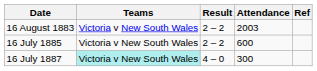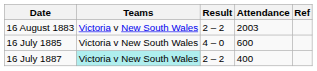(213, 43) 2 – 2 -> (213, 43) 4 – 0
(213, 58) 4 – 0 -> (213, 58) 2 – 2
(245, 58) 300 -> (245, 58) 400
